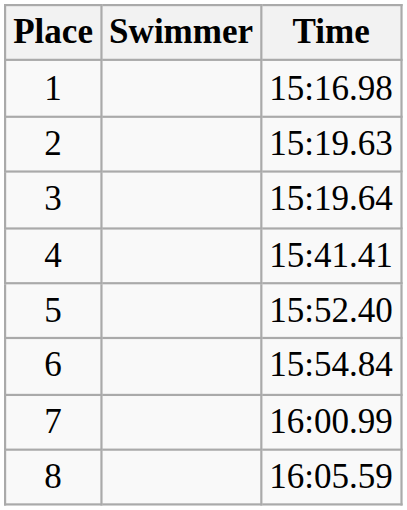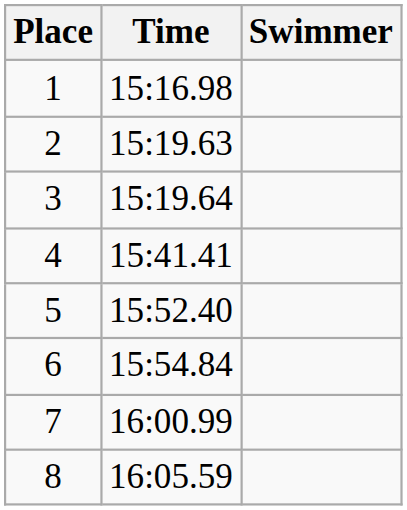columns swapped: (181, 32) <-> (331, 32)
